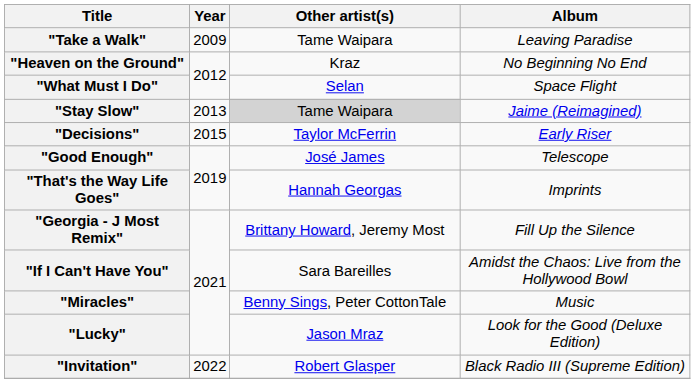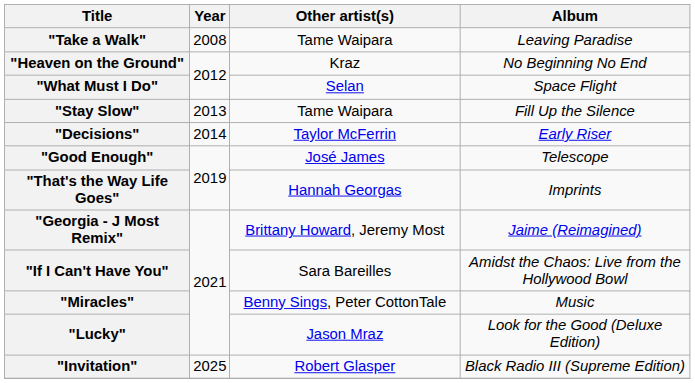(210, 39) 2009 -> (210, 39) 2008
(345, 110) lightgrey background -> (345, 110) no background
(575, 110) Jaime (Reimagined) -> (575, 110) Fill Up the Silence
(210, 134) 2015 -> (210, 134) 2014
(575, 230) Fill Up the Silence -> (575, 230) Jaime (Reimagined)
(210, 366) 2022 -> (210, 366) 2025
